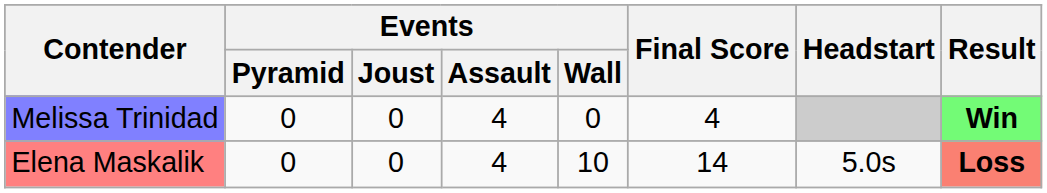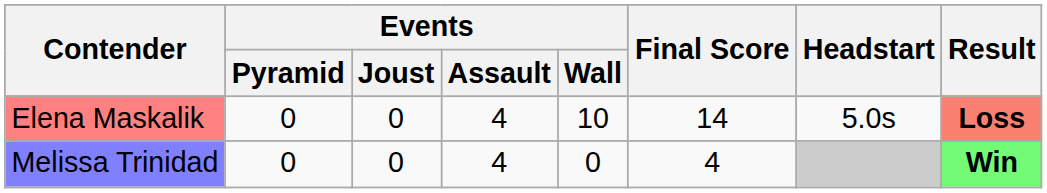rows swapped: (108, 163) <-> (115, 118)
